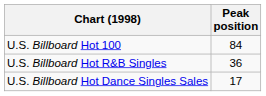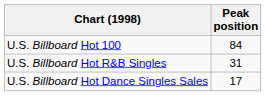(236, 63) 36 -> (236, 63) 31
